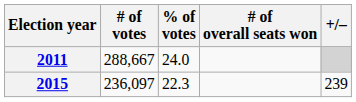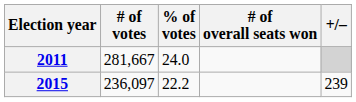(129, 59) 288,667 -> (129, 59) 281,667
(176, 84) 22.3 -> (176, 84) 22.2
